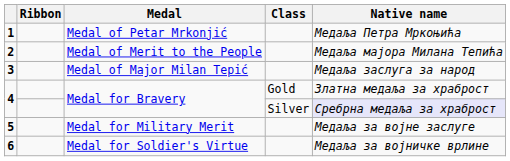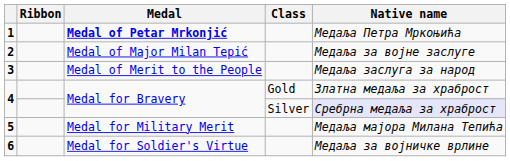(147, 33) normal -> (147, 33) bold
(165, 52) Medal of Merit to the People -> (158, 52) Medal of Major Milan Tepić
(409, 52) Медаља мајора Милана Тепића -> (395, 52) Медаља за војне заслуге
(158, 70) Medal of Major Milan Tepić -> (165, 70) Medal of Merit to the People
(395, 127) Медаља за војне заслуге -> (409, 127) Медаља мајора Милана Тепића
